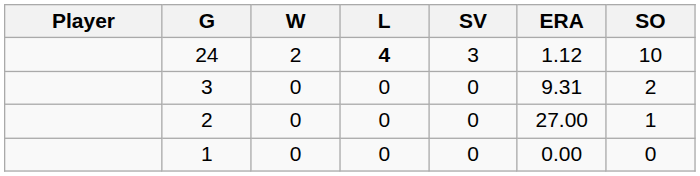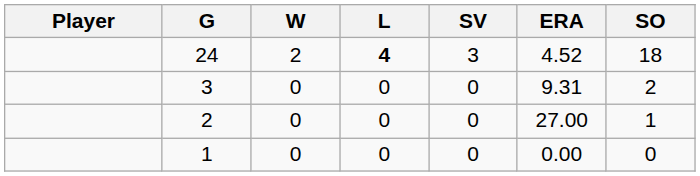(562, 54) 1.12 -> (562, 54) 4.52
(650, 54) 10 -> (650, 54) 18
